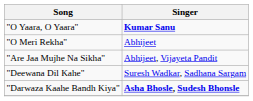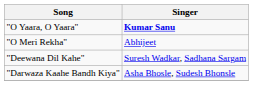- row: (56, 58)
(182, 88) bold -> (180, 73) normal
